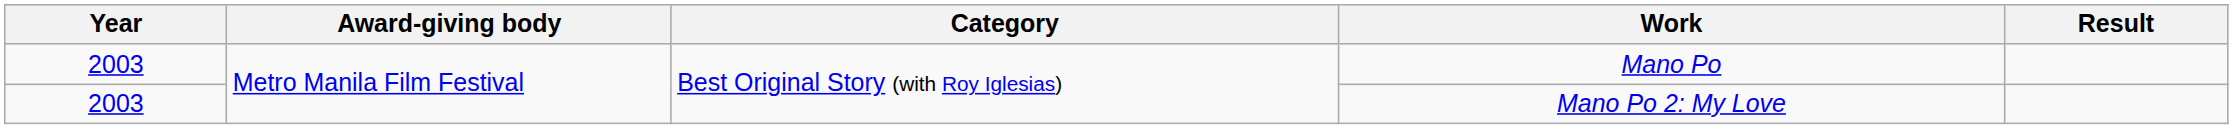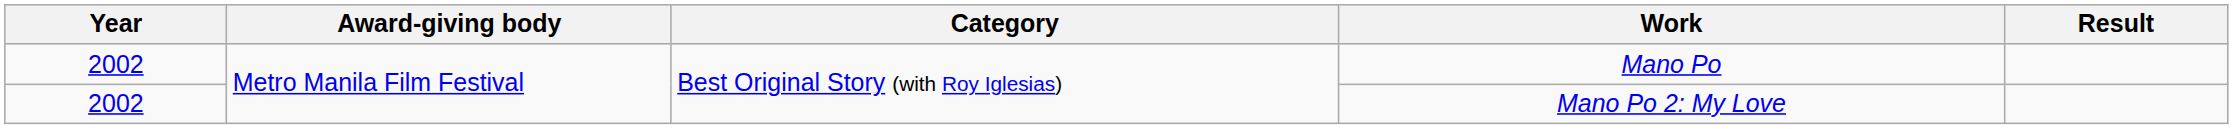(116, 63) 2003 -> (116, 63) 2002
(116, 103) 2003 -> (116, 103) 2002
